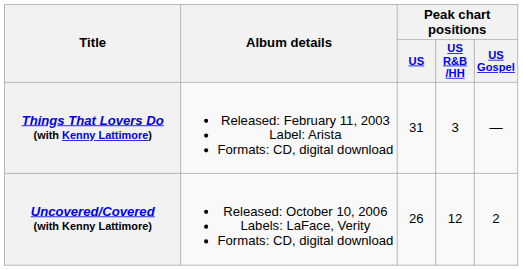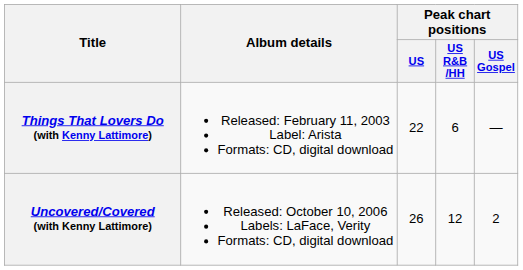(416, 127) 31 -> (416, 127) 22
(455, 127) 3 -> (455, 127) 6
